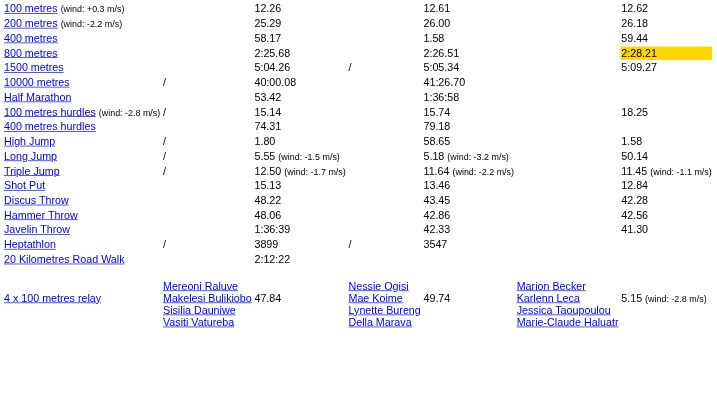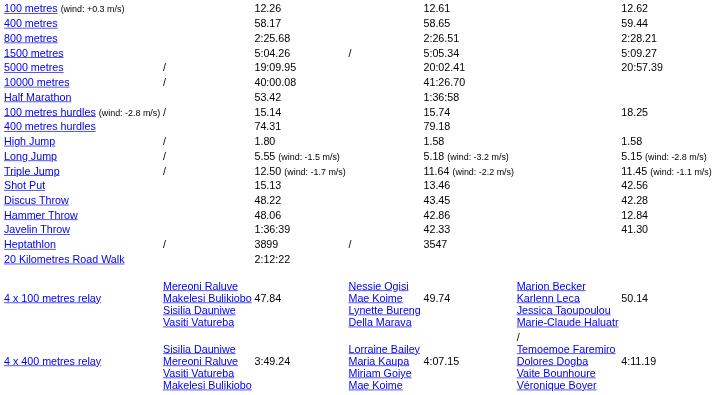- row: (63, 23)
(434, 38) 1.58 -> (437, 23) 58.65
(639, 53) gold background -> (639, 38) no background
+ row: (34, 68)
(437, 141) 58.65 -> (434, 141) 1.58
(635, 156) 50.14 -> (664, 156) 5.15 (wind: -2.8 m/s)
(635, 186) 12.84 -> (635, 186) 42.56
(635, 215) 42.56 -> (635, 215) 12.84
(664, 298) 5.15 (wind: -2.8 m/s) -> (635, 298) 50.14
+ row: (53, 361)
